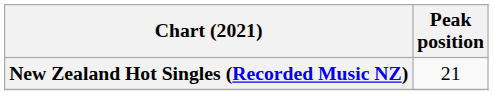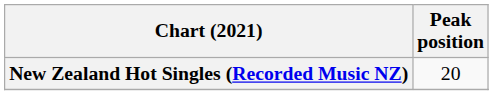(451, 73) 21 -> (451, 73) 20
